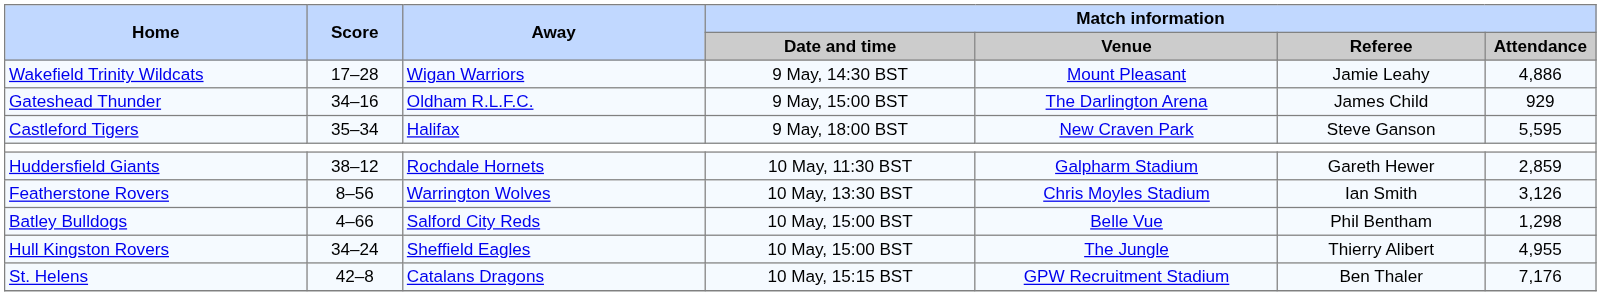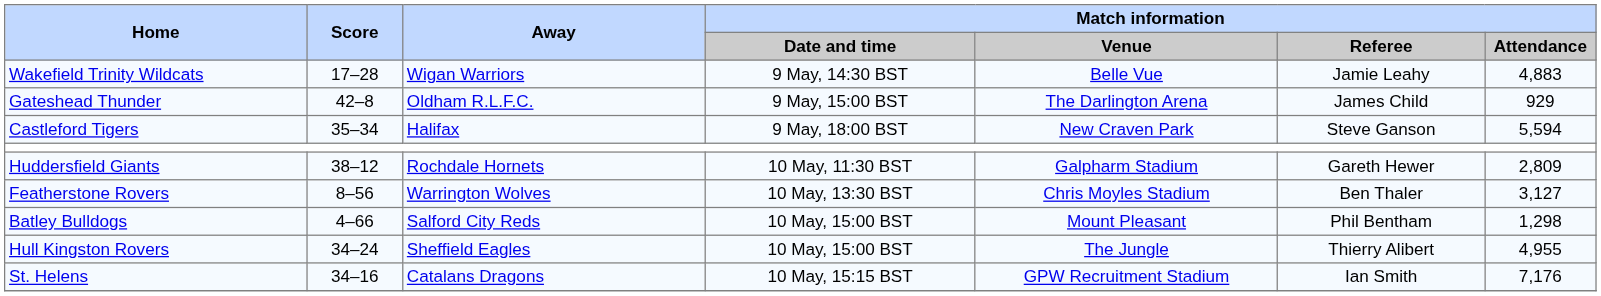(1127, 74) Mount Pleasant -> (1127, 74) Belle Vue
(1540, 74) 4,886 -> (1540, 74) 4,883
(355, 102) 34–16 -> (355, 102) 42–8
(1540, 129) 5,595 -> (1540, 129) 5,594
(1540, 166) 2,859 -> (1540, 166) 2,809
(1381, 194) Ian Smith -> (1381, 194) Ben Thaler
(1540, 194) 3,126 -> (1540, 194) 3,127
(1127, 221) Belle Vue -> (1127, 221) Mount Pleasant
(355, 277) 42–8 -> (355, 277) 34–16
(1381, 277) Ben Thaler -> (1381, 277) Ian Smith
